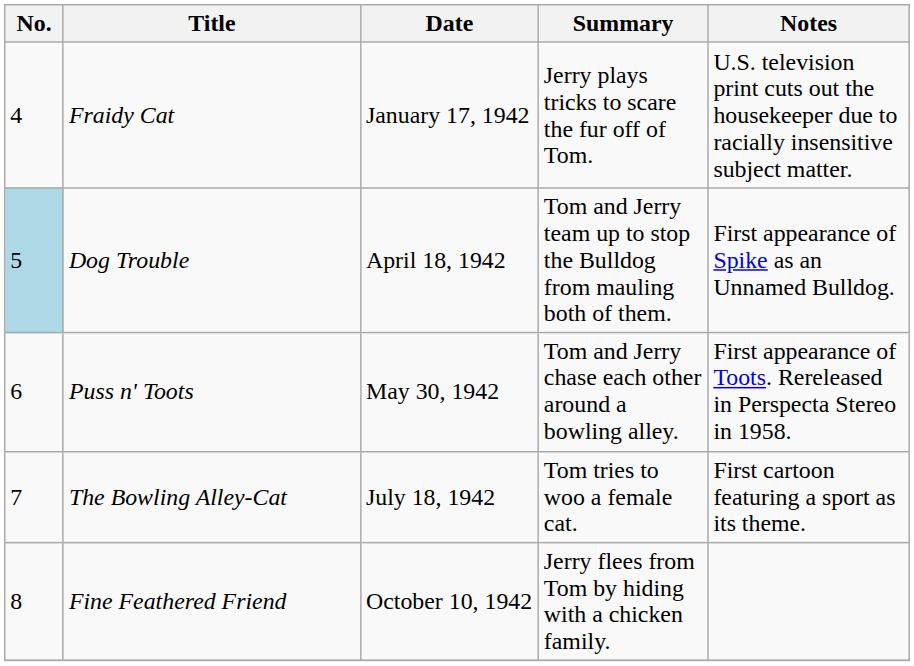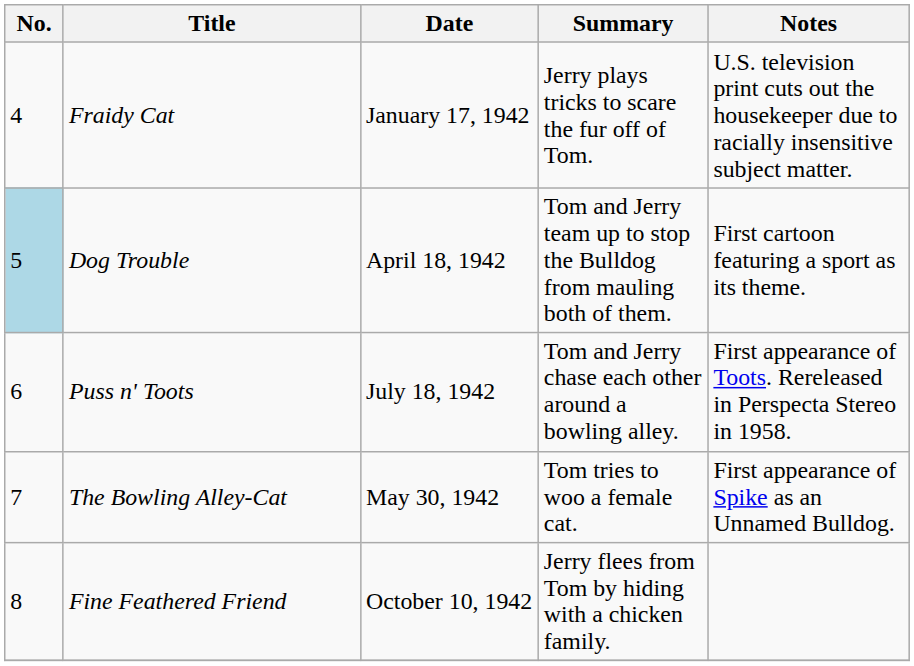(805, 259) First appearance of Spike as an Unnamed Bulldog. -> (804, 259) First cartoon featuring a sport as its theme.
(433, 391) May 30, 1942 -> (431, 391) July 18, 1942
(431, 496) July 18, 1942 -> (433, 496) May 30, 1942
(804, 496) First cartoon featuring a sport as its theme. -> (805, 496) First appearance of Spike as an Unnamed Bulldog.
